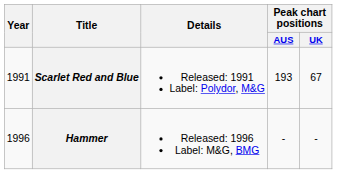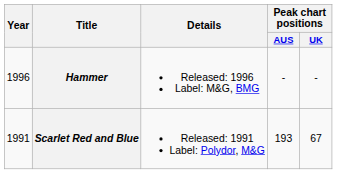rows swapped: (87, 77) <-> (87, 138)
